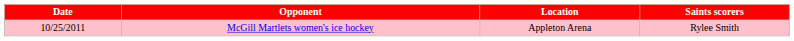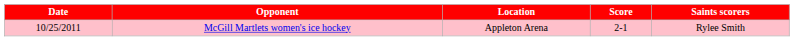+ column: (621, 12)
